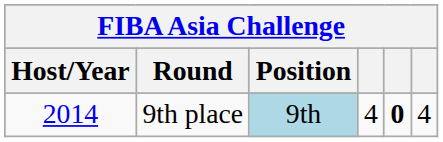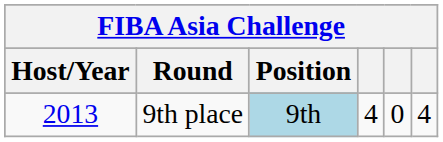(70, 114) 2014 -> (70, 114) 2013
(397, 114) bold -> (397, 114) normal
